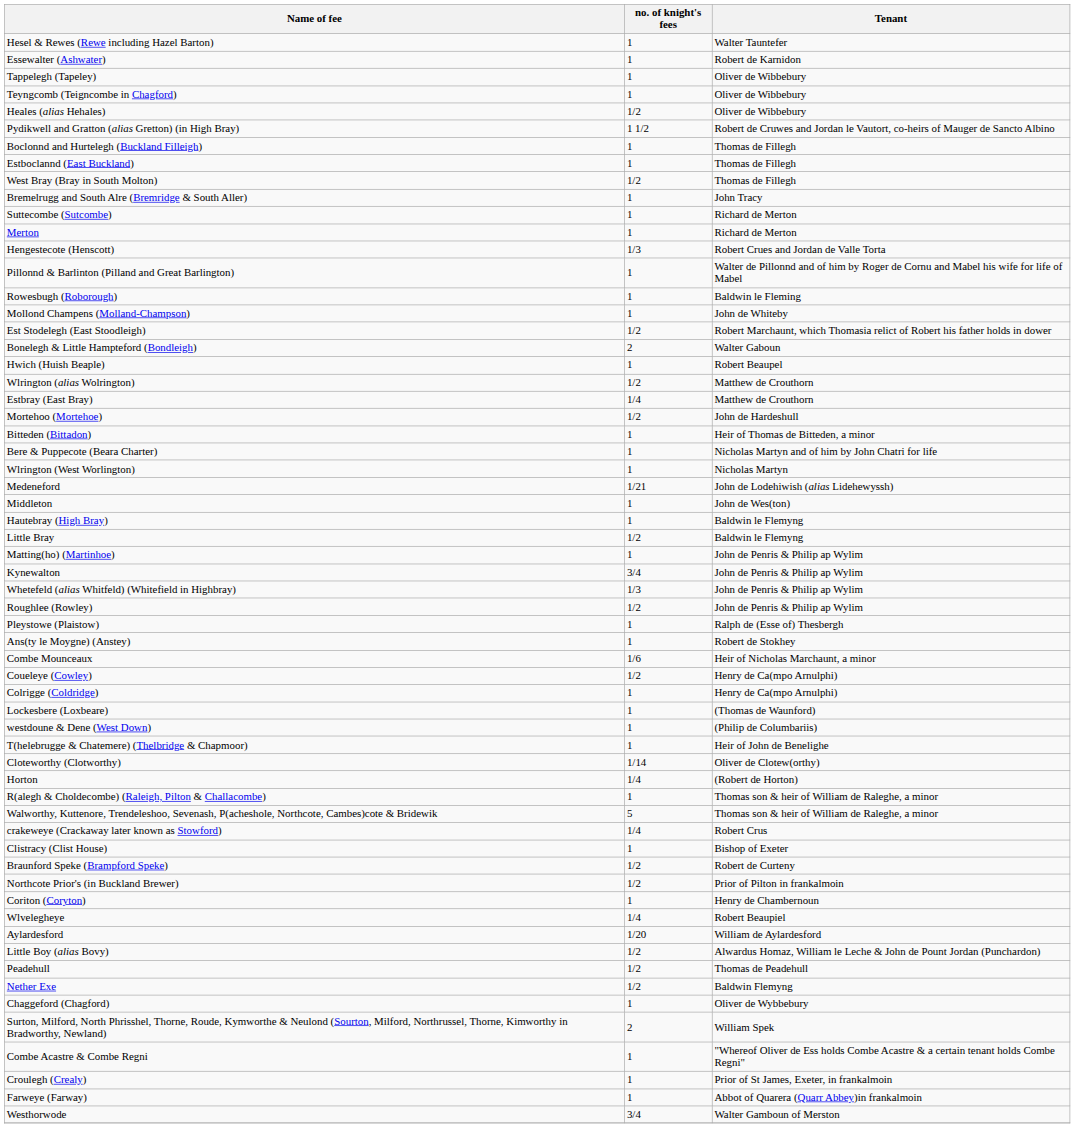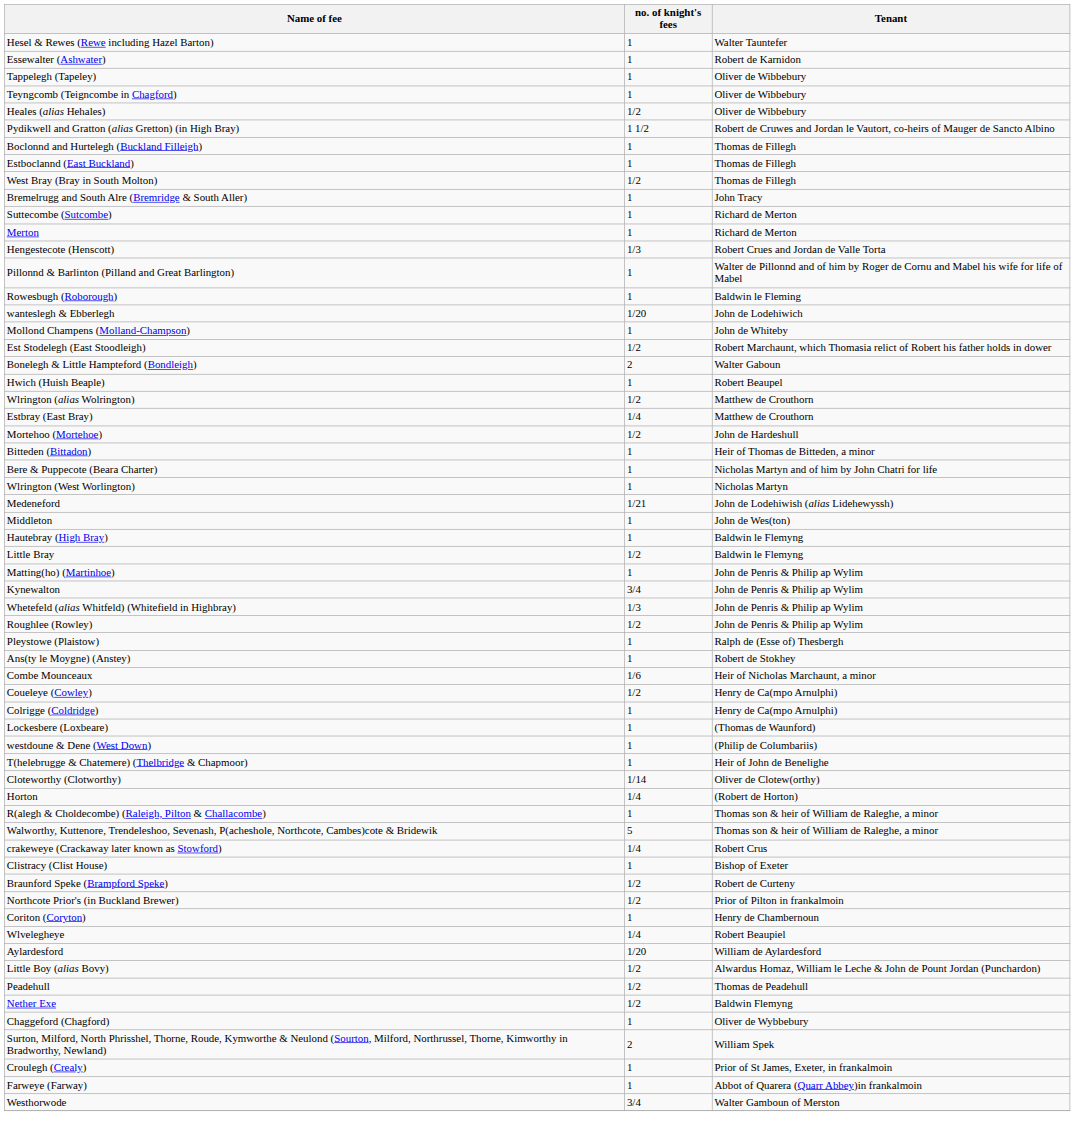+ row: (61, 313)
- row: (77, 1056)
